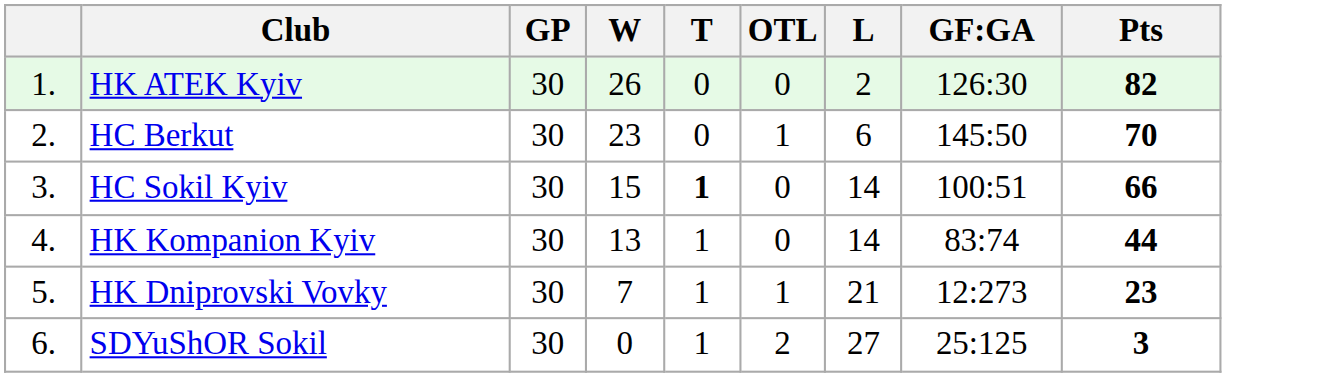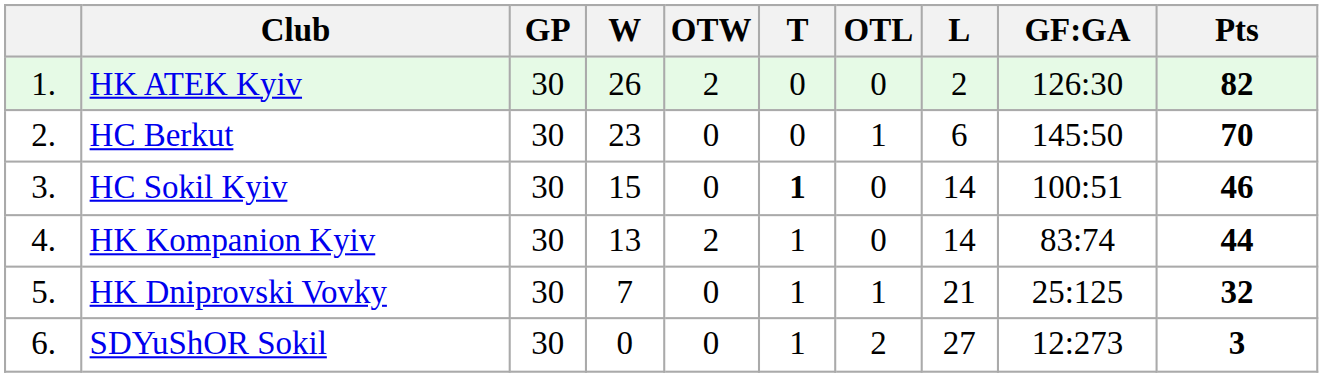+ column: (711, 30)
(1141, 187) 66 -> (1237, 187) 46
(982, 291) 12:273 -> (1077, 291) 25:125
(1141, 291) 23 -> (1237, 291) 32
(982, 344) 25:125 -> (1077, 344) 12:273
